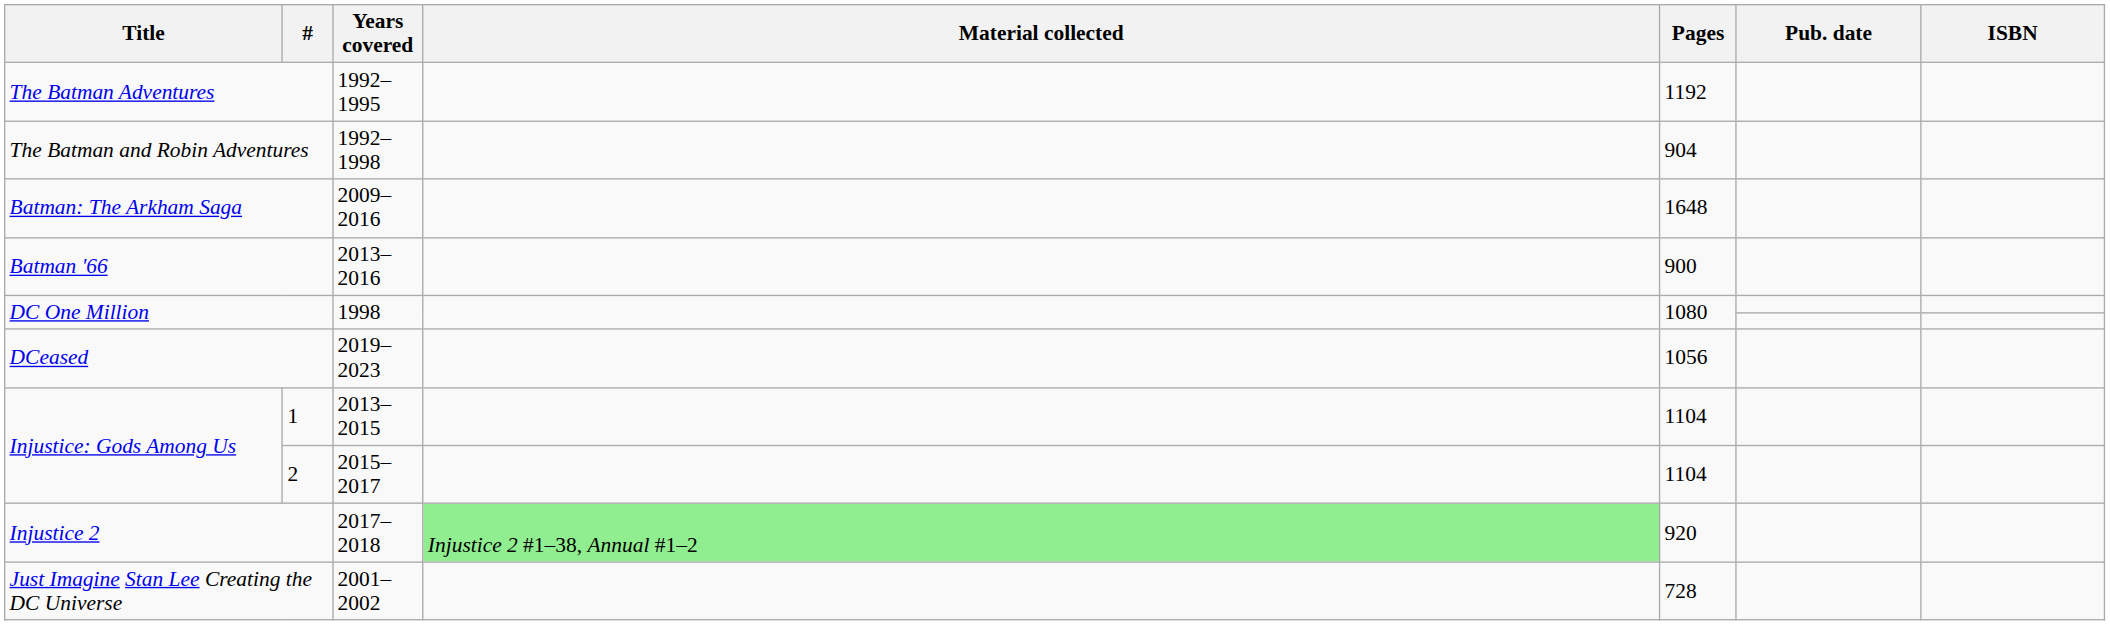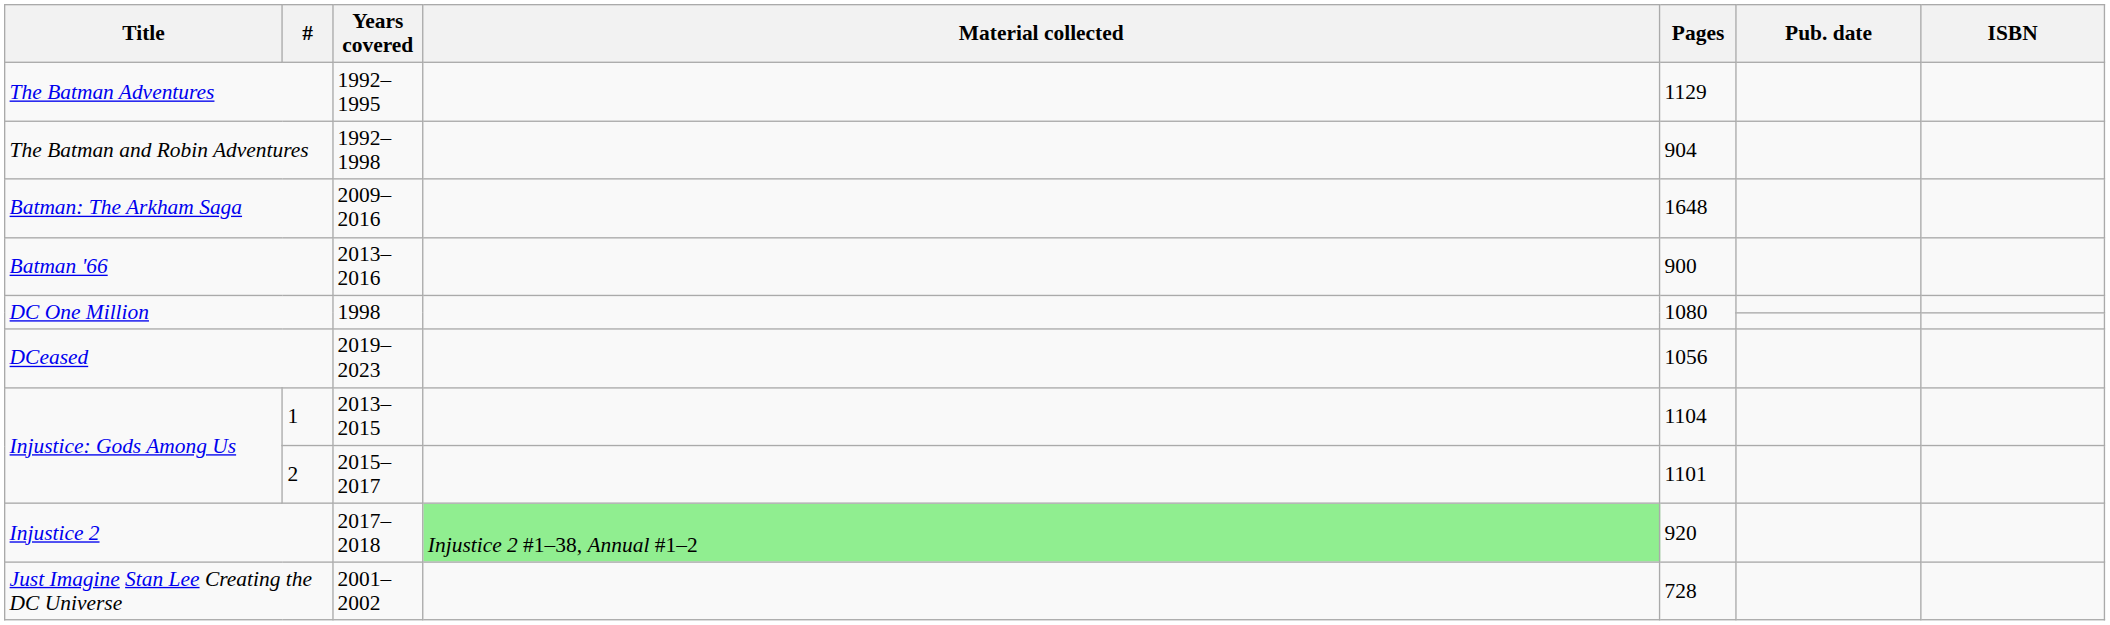(1686, 91) 1192 -> (1686, 91) 1129
(1686, 474) 1104 -> (1686, 474) 1101
